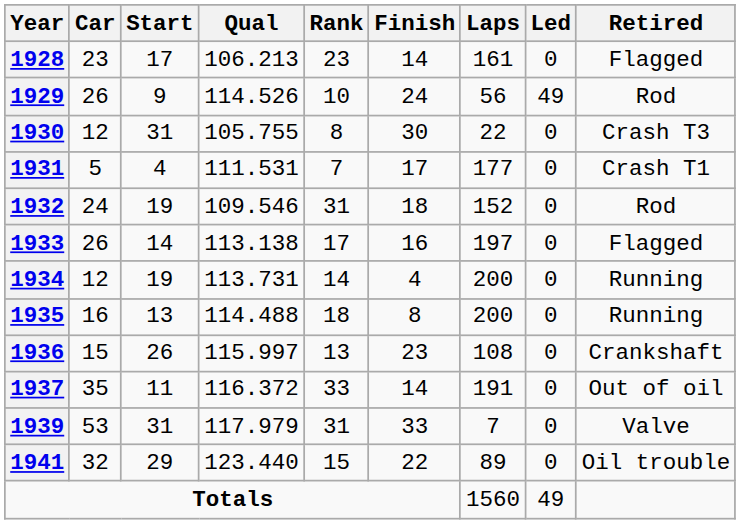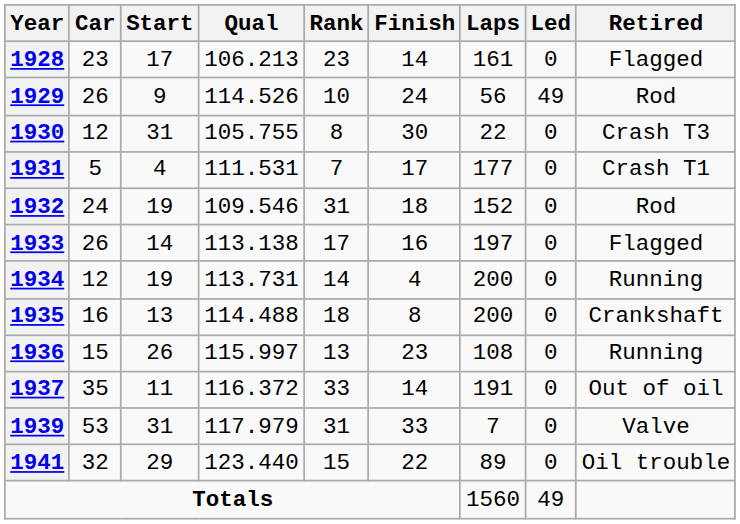(656, 316) Running -> (656, 316) Crankshaft
(656, 353) Crankshaft -> (656, 353) Running
